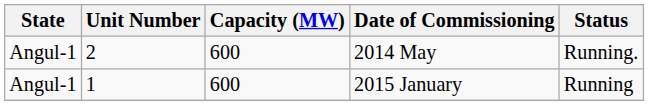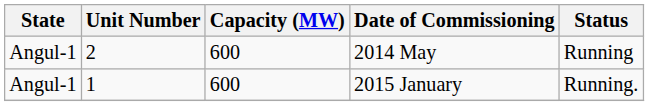(601, 52) Running. -> (599, 52) Running
(599, 84) Running -> (601, 84) Running.
